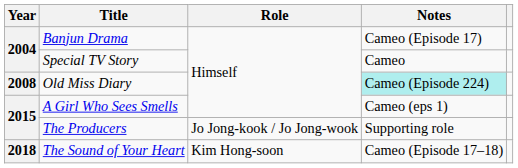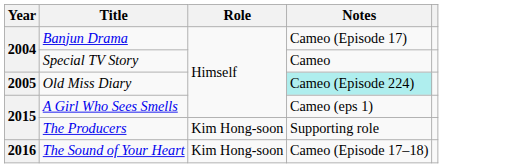(22, 83) 2008 -> (22, 83) 2005
(275, 128) Jo Jong-kook / Jo Jong-wook -> (237, 128) Kim Hong-soon
(22, 151) 2018 -> (22, 151) 2016
